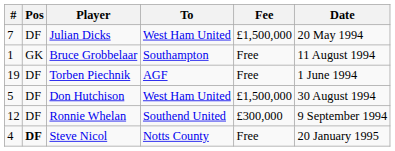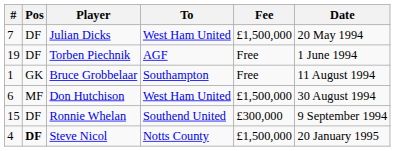rows swapped: (90, 75) <-> (93, 55)
(10, 96) 5 -> (10, 96) 6
(33, 96) DF -> (34, 96) MF
(13, 116) 12 -> (13, 116) 15
(247, 136) Free -> (264, 136) £1,500,000
